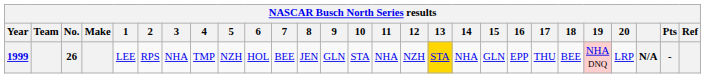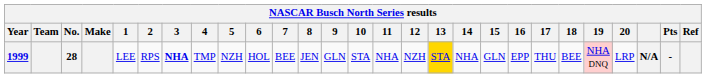(72, 57) 26 -> (72, 57) 28
(176, 57) normal -> (177, 57) bold
